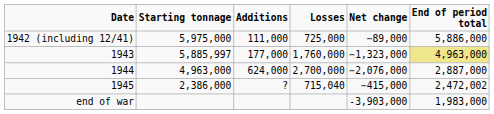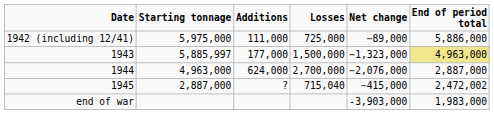(319, 55) 1,760,000 -> (319, 55) 1,500,000
(205, 86) 2,386,000 -> (205, 86) 2,887,000
